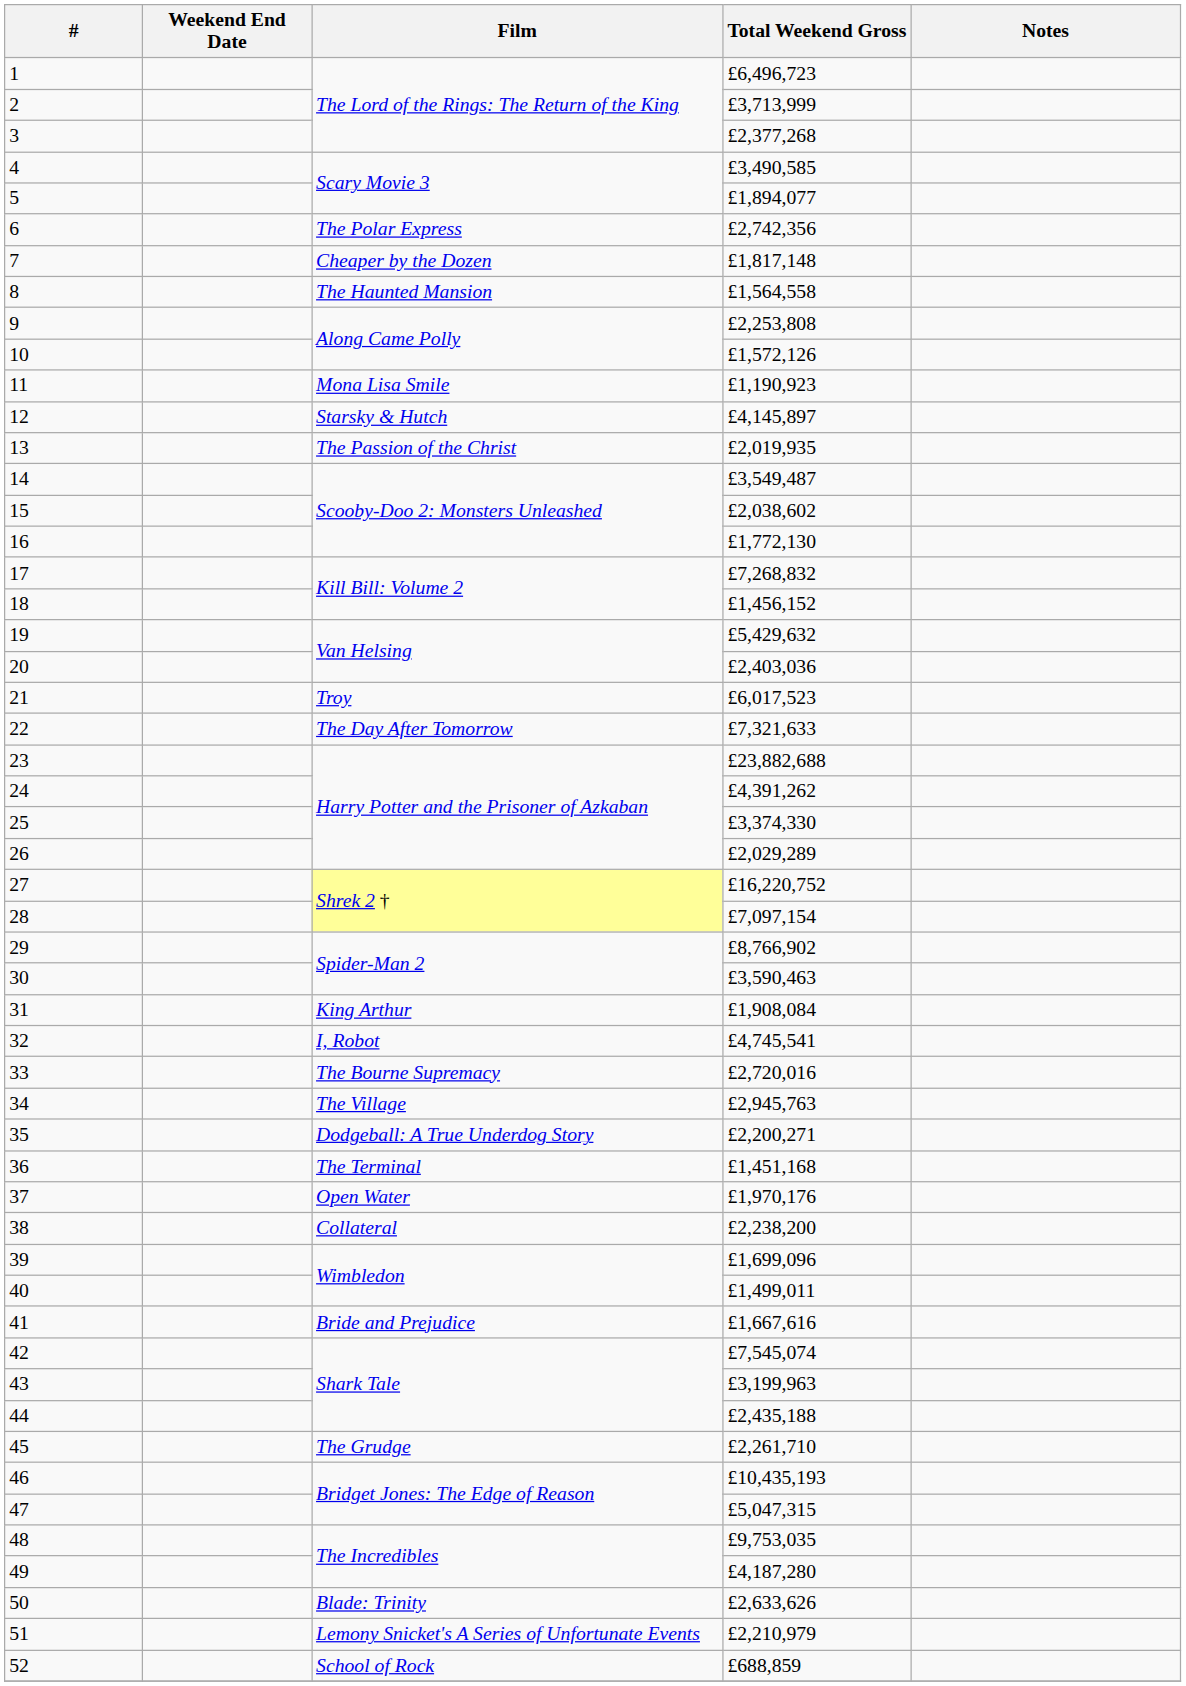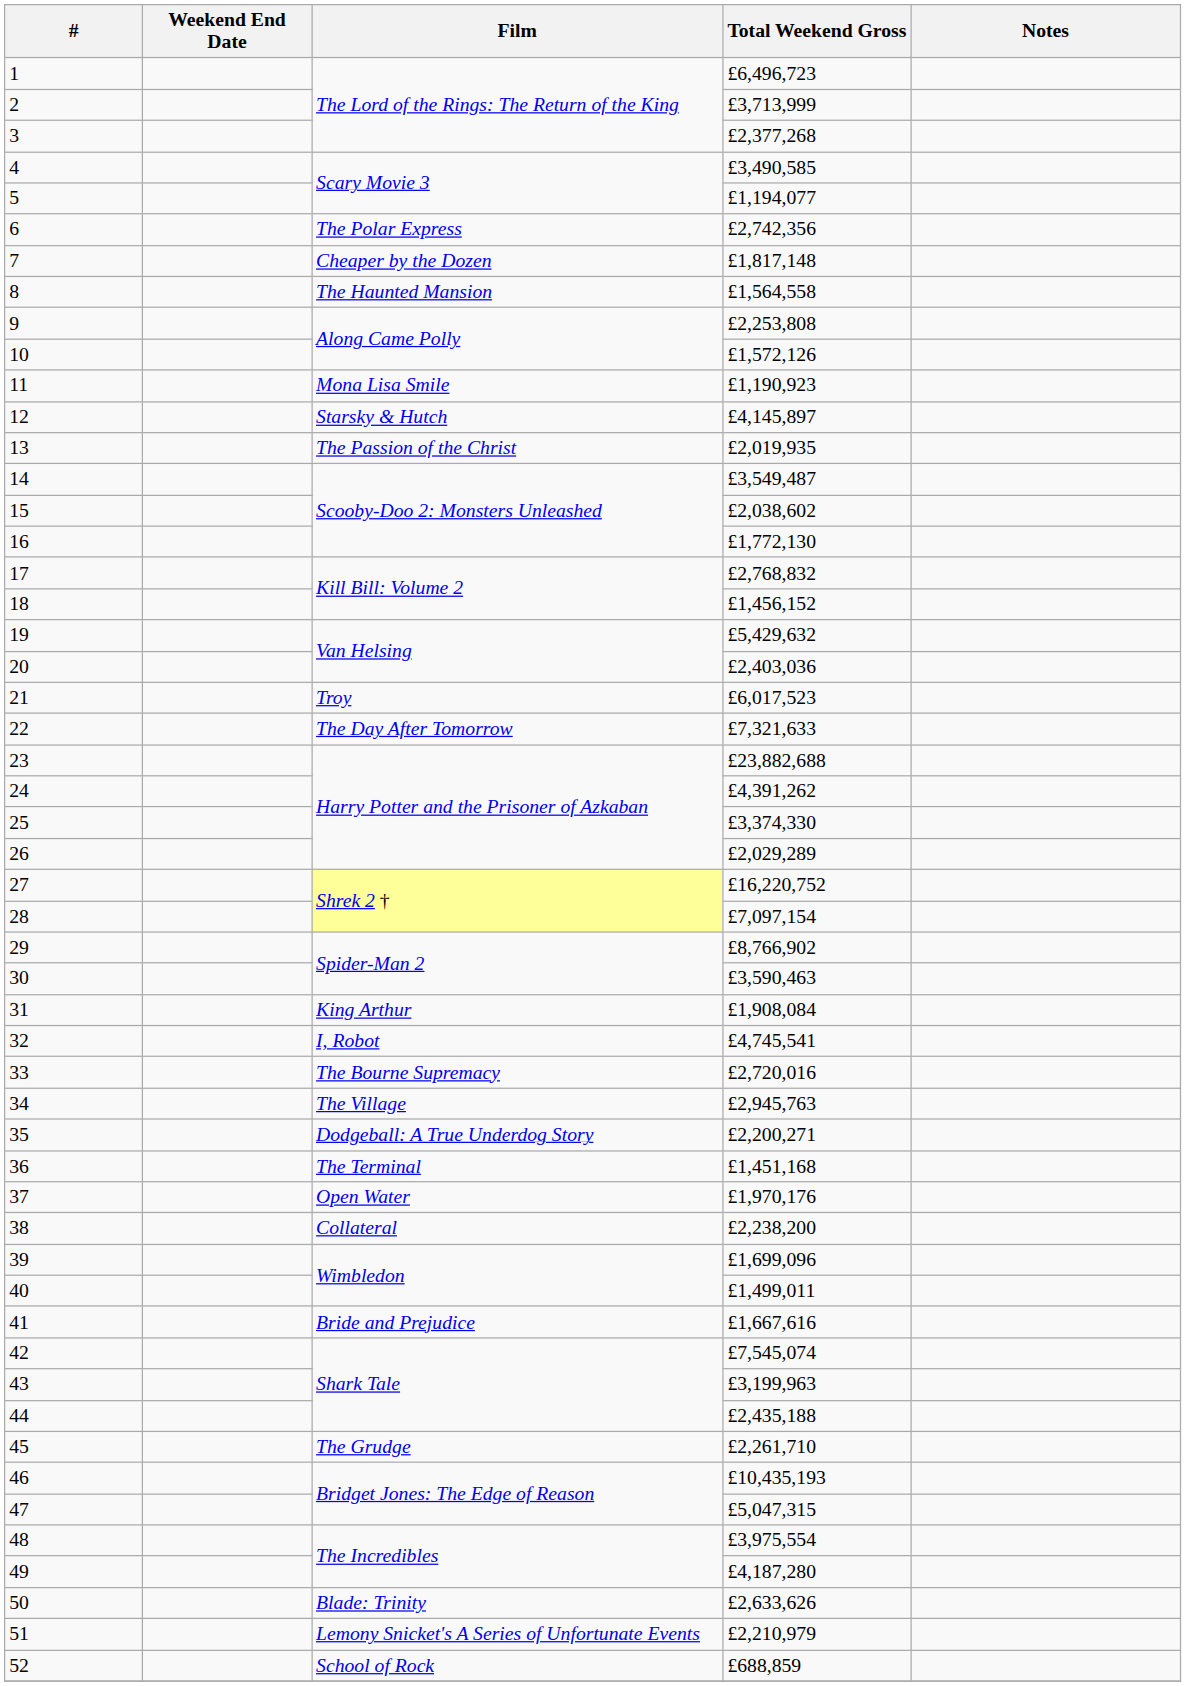(772, 198) £1,894,077 -> (772, 198) £1,194,077
(772, 572) £7,268,832 -> (772, 572) £2,768,832
(772, 1540) £9,753,035 -> (772, 1540) £3,975,554
